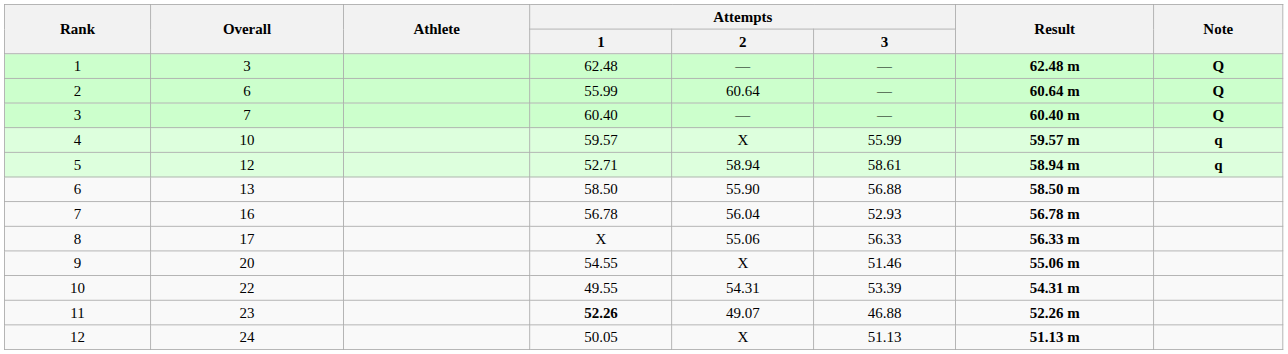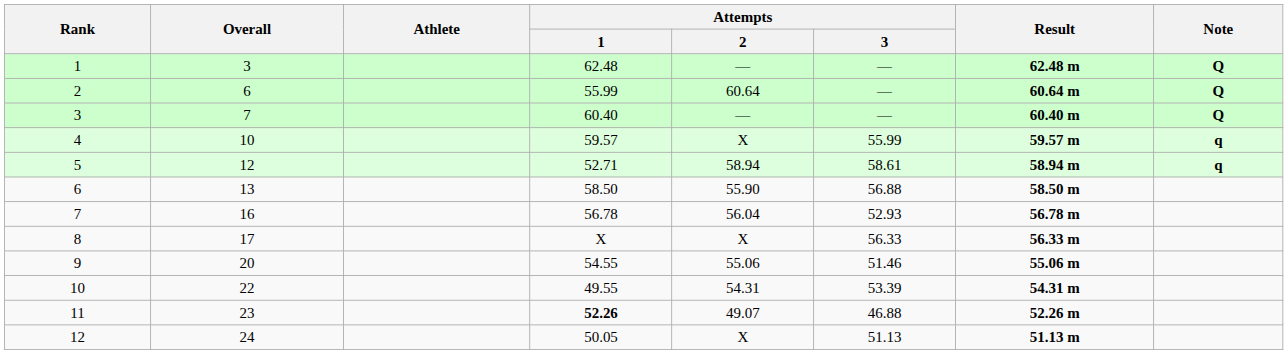(743, 238) 55.06 -> (743, 238) X
(743, 263) X -> (743, 263) 55.06
